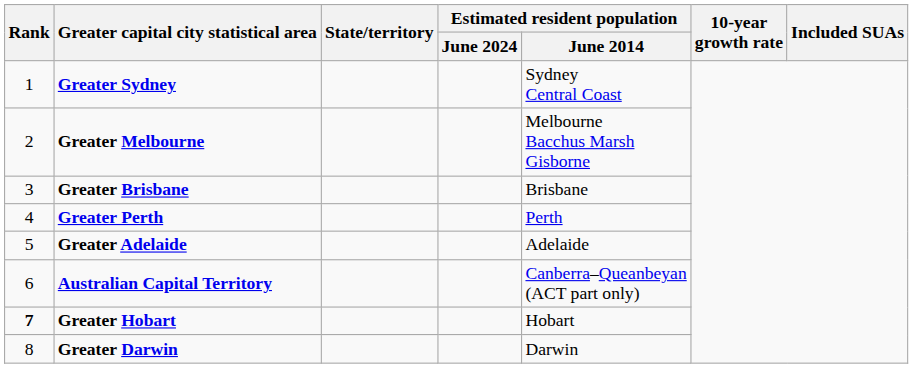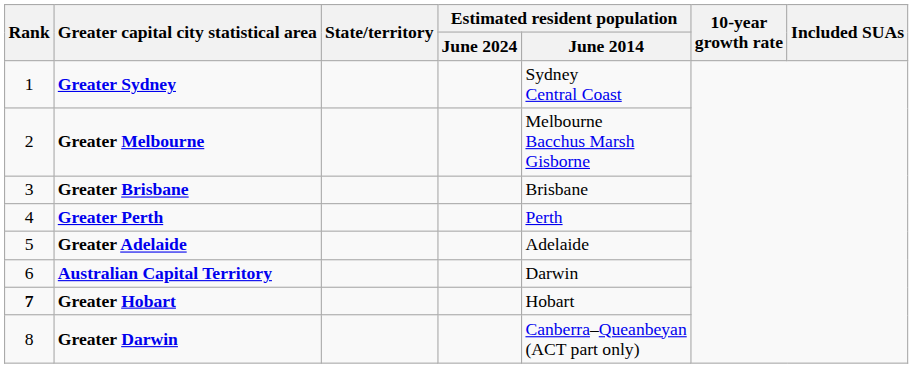(606, 283) Canberra–Queanbeyan (ACT part only) -> (552, 273) Darwin
(552, 348) Darwin -> (606, 338) Canberra–Queanbeyan (ACT part only)
